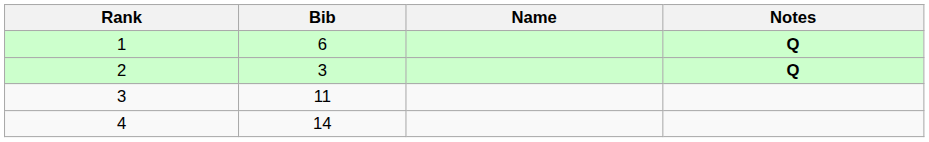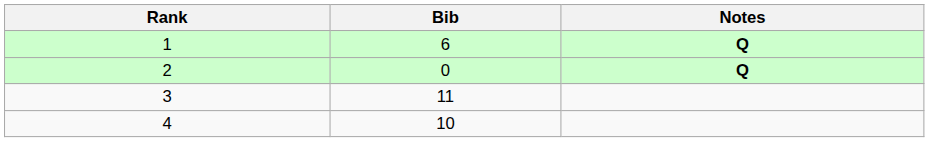- column: (534, 17)
(322, 70) 3 -> (445, 70) 0
(322, 123) 14 -> (445, 123) 10
